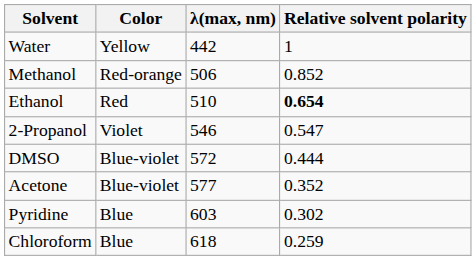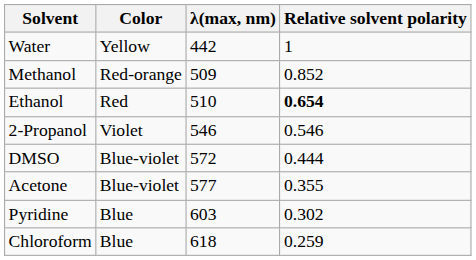(203, 74) 506 -> (203, 74) 509
(304, 130) 0.547 -> (304, 130) 0.546
(304, 185) 0.352 -> (304, 185) 0.355
